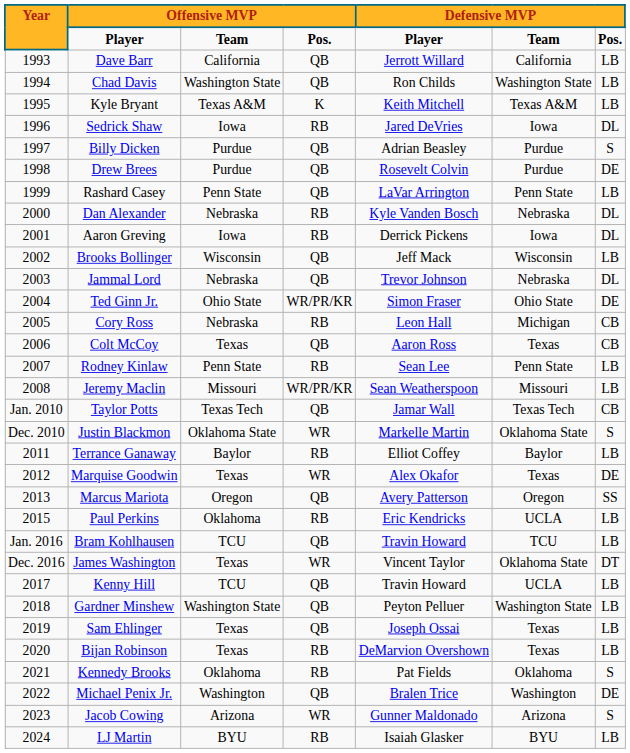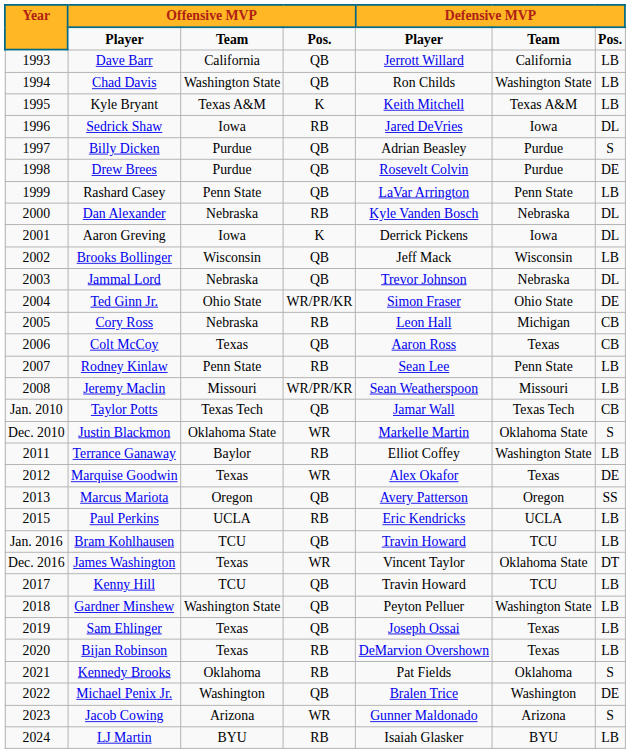(319, 235) RB -> (319, 235) K
(544, 454) Baylor -> (544, 454) Washington State
(232, 519) Oklahoma -> (232, 519) UCLA
(544, 584) UCLA -> (544, 584) TCU
